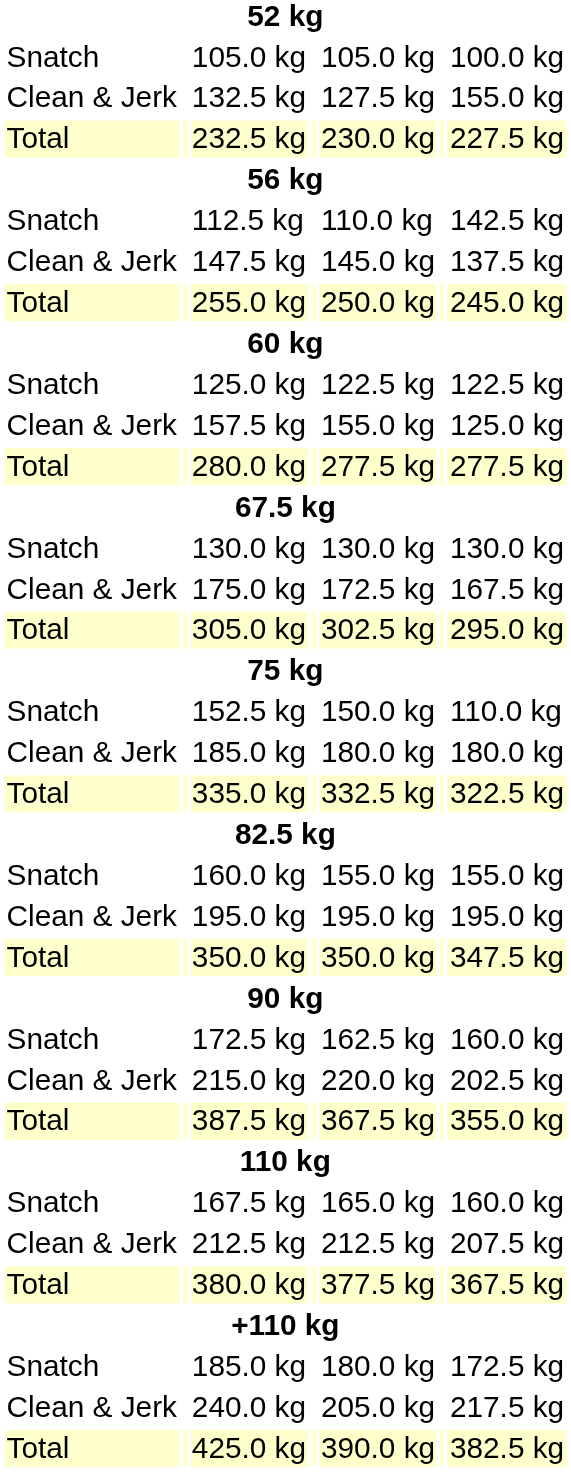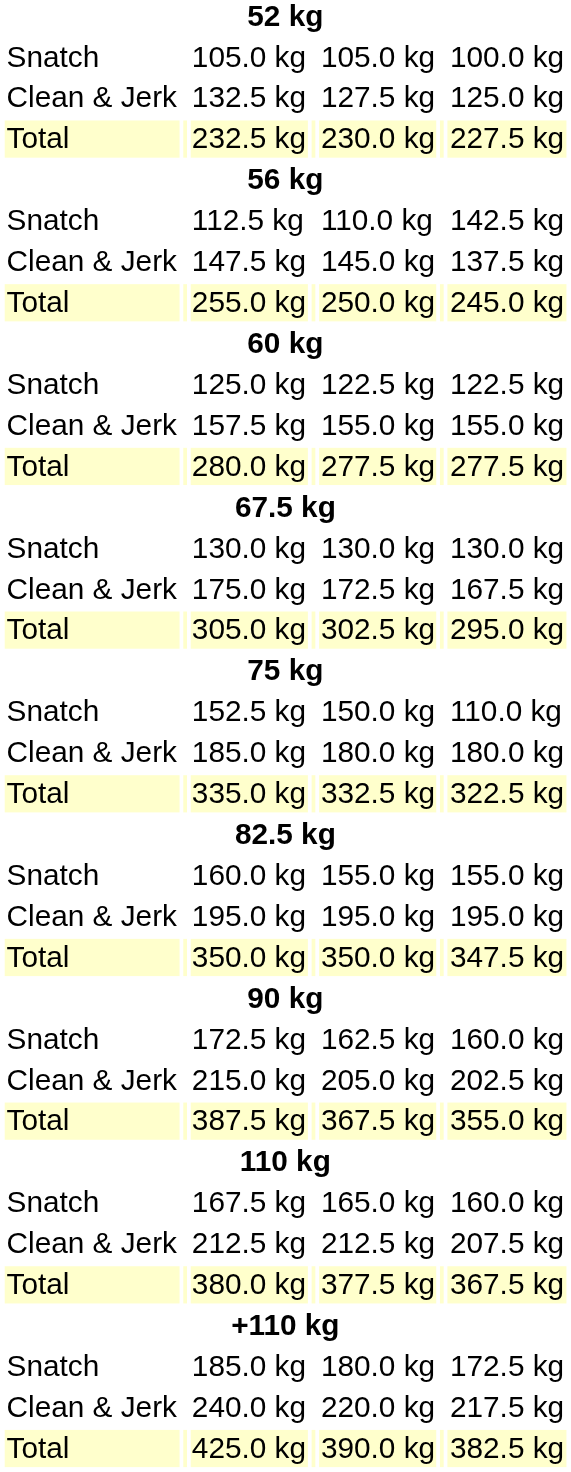(507, 97) 155.0 kg -> (507, 97) 125.0 kg
(507, 425) 125.0 kg -> (507, 425) 155.0 kg
(378, 1079) 220.0 kg -> (378, 1079) 205.0 kg
(378, 1407) 205.0 kg -> (378, 1407) 220.0 kg
